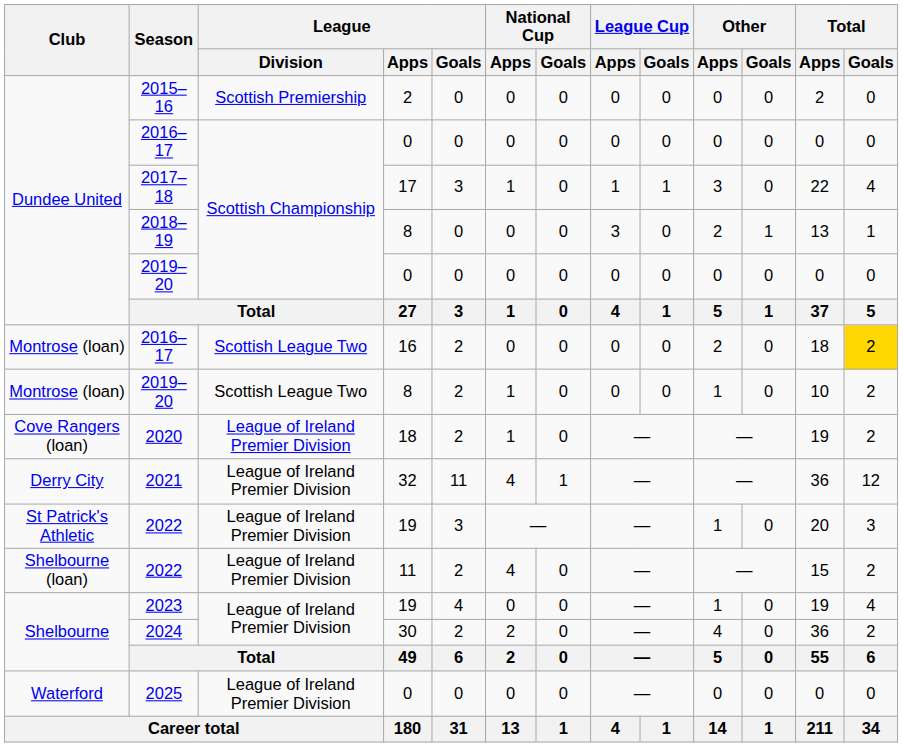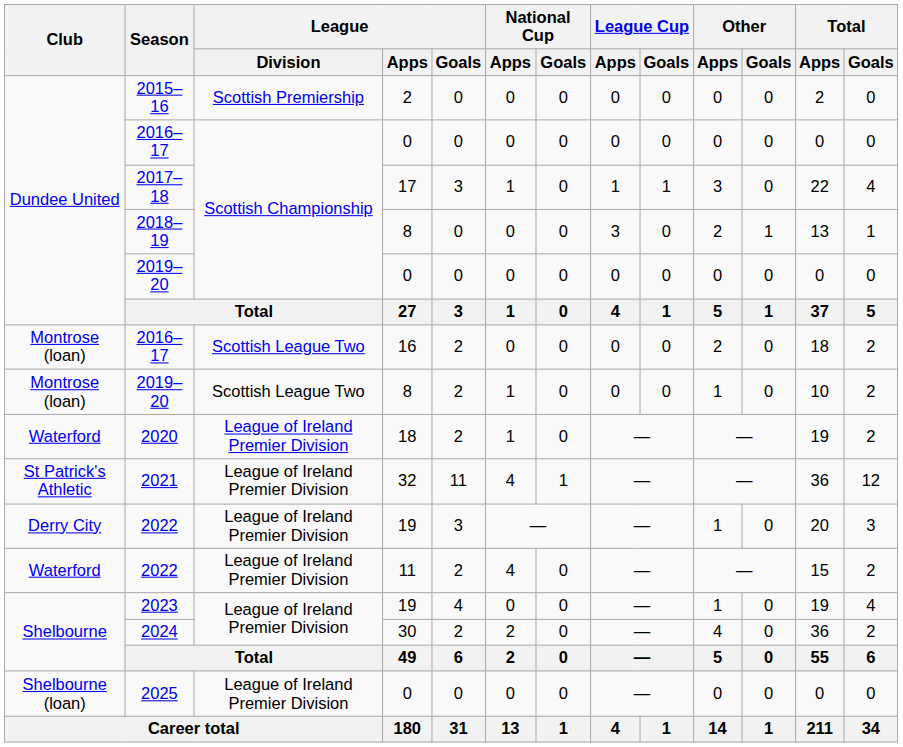(871, 347) gold background -> (871, 347) no background
(67, 436) Cove Rangers (loan) -> (65, 436) Waterford
(67, 481) Derry City -> (65, 481) St Patrick's Athletic
(67, 525) St Patrick's Athletic -> (65, 525) Derry City
(67, 570) Shelbourne (loan) -> (65, 570) Waterford
(67, 693) Waterford -> (65, 693) Shelbourne (loan)
